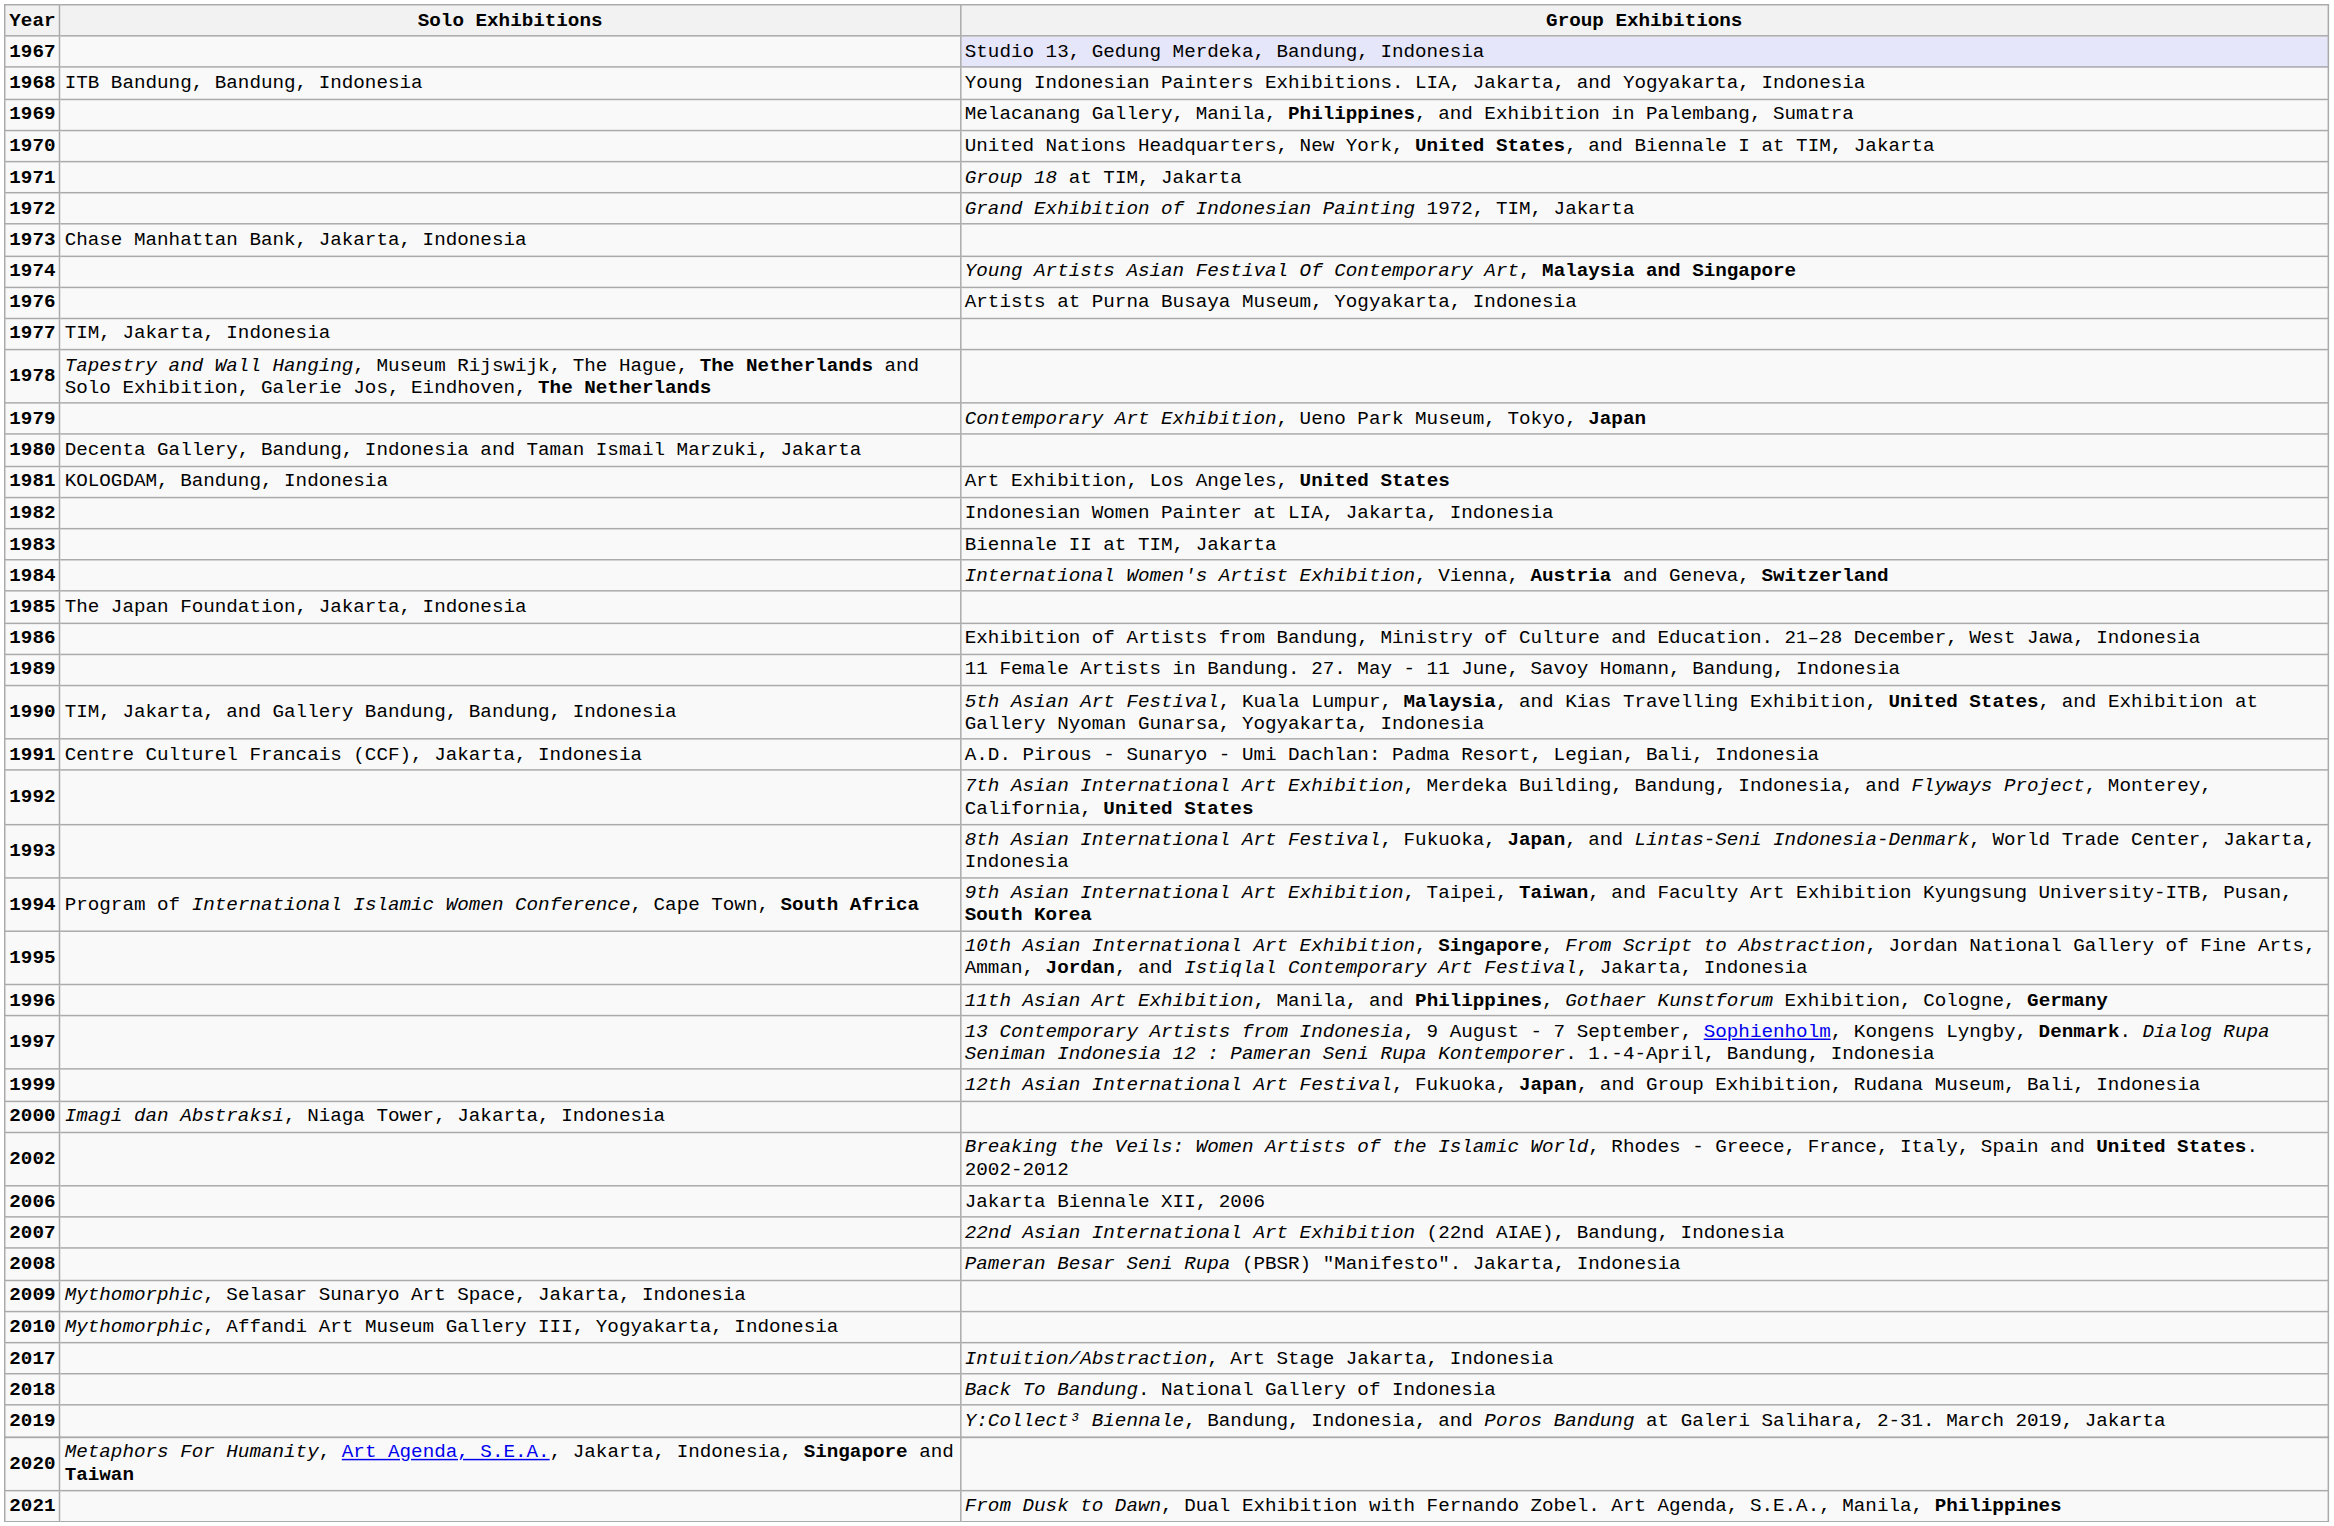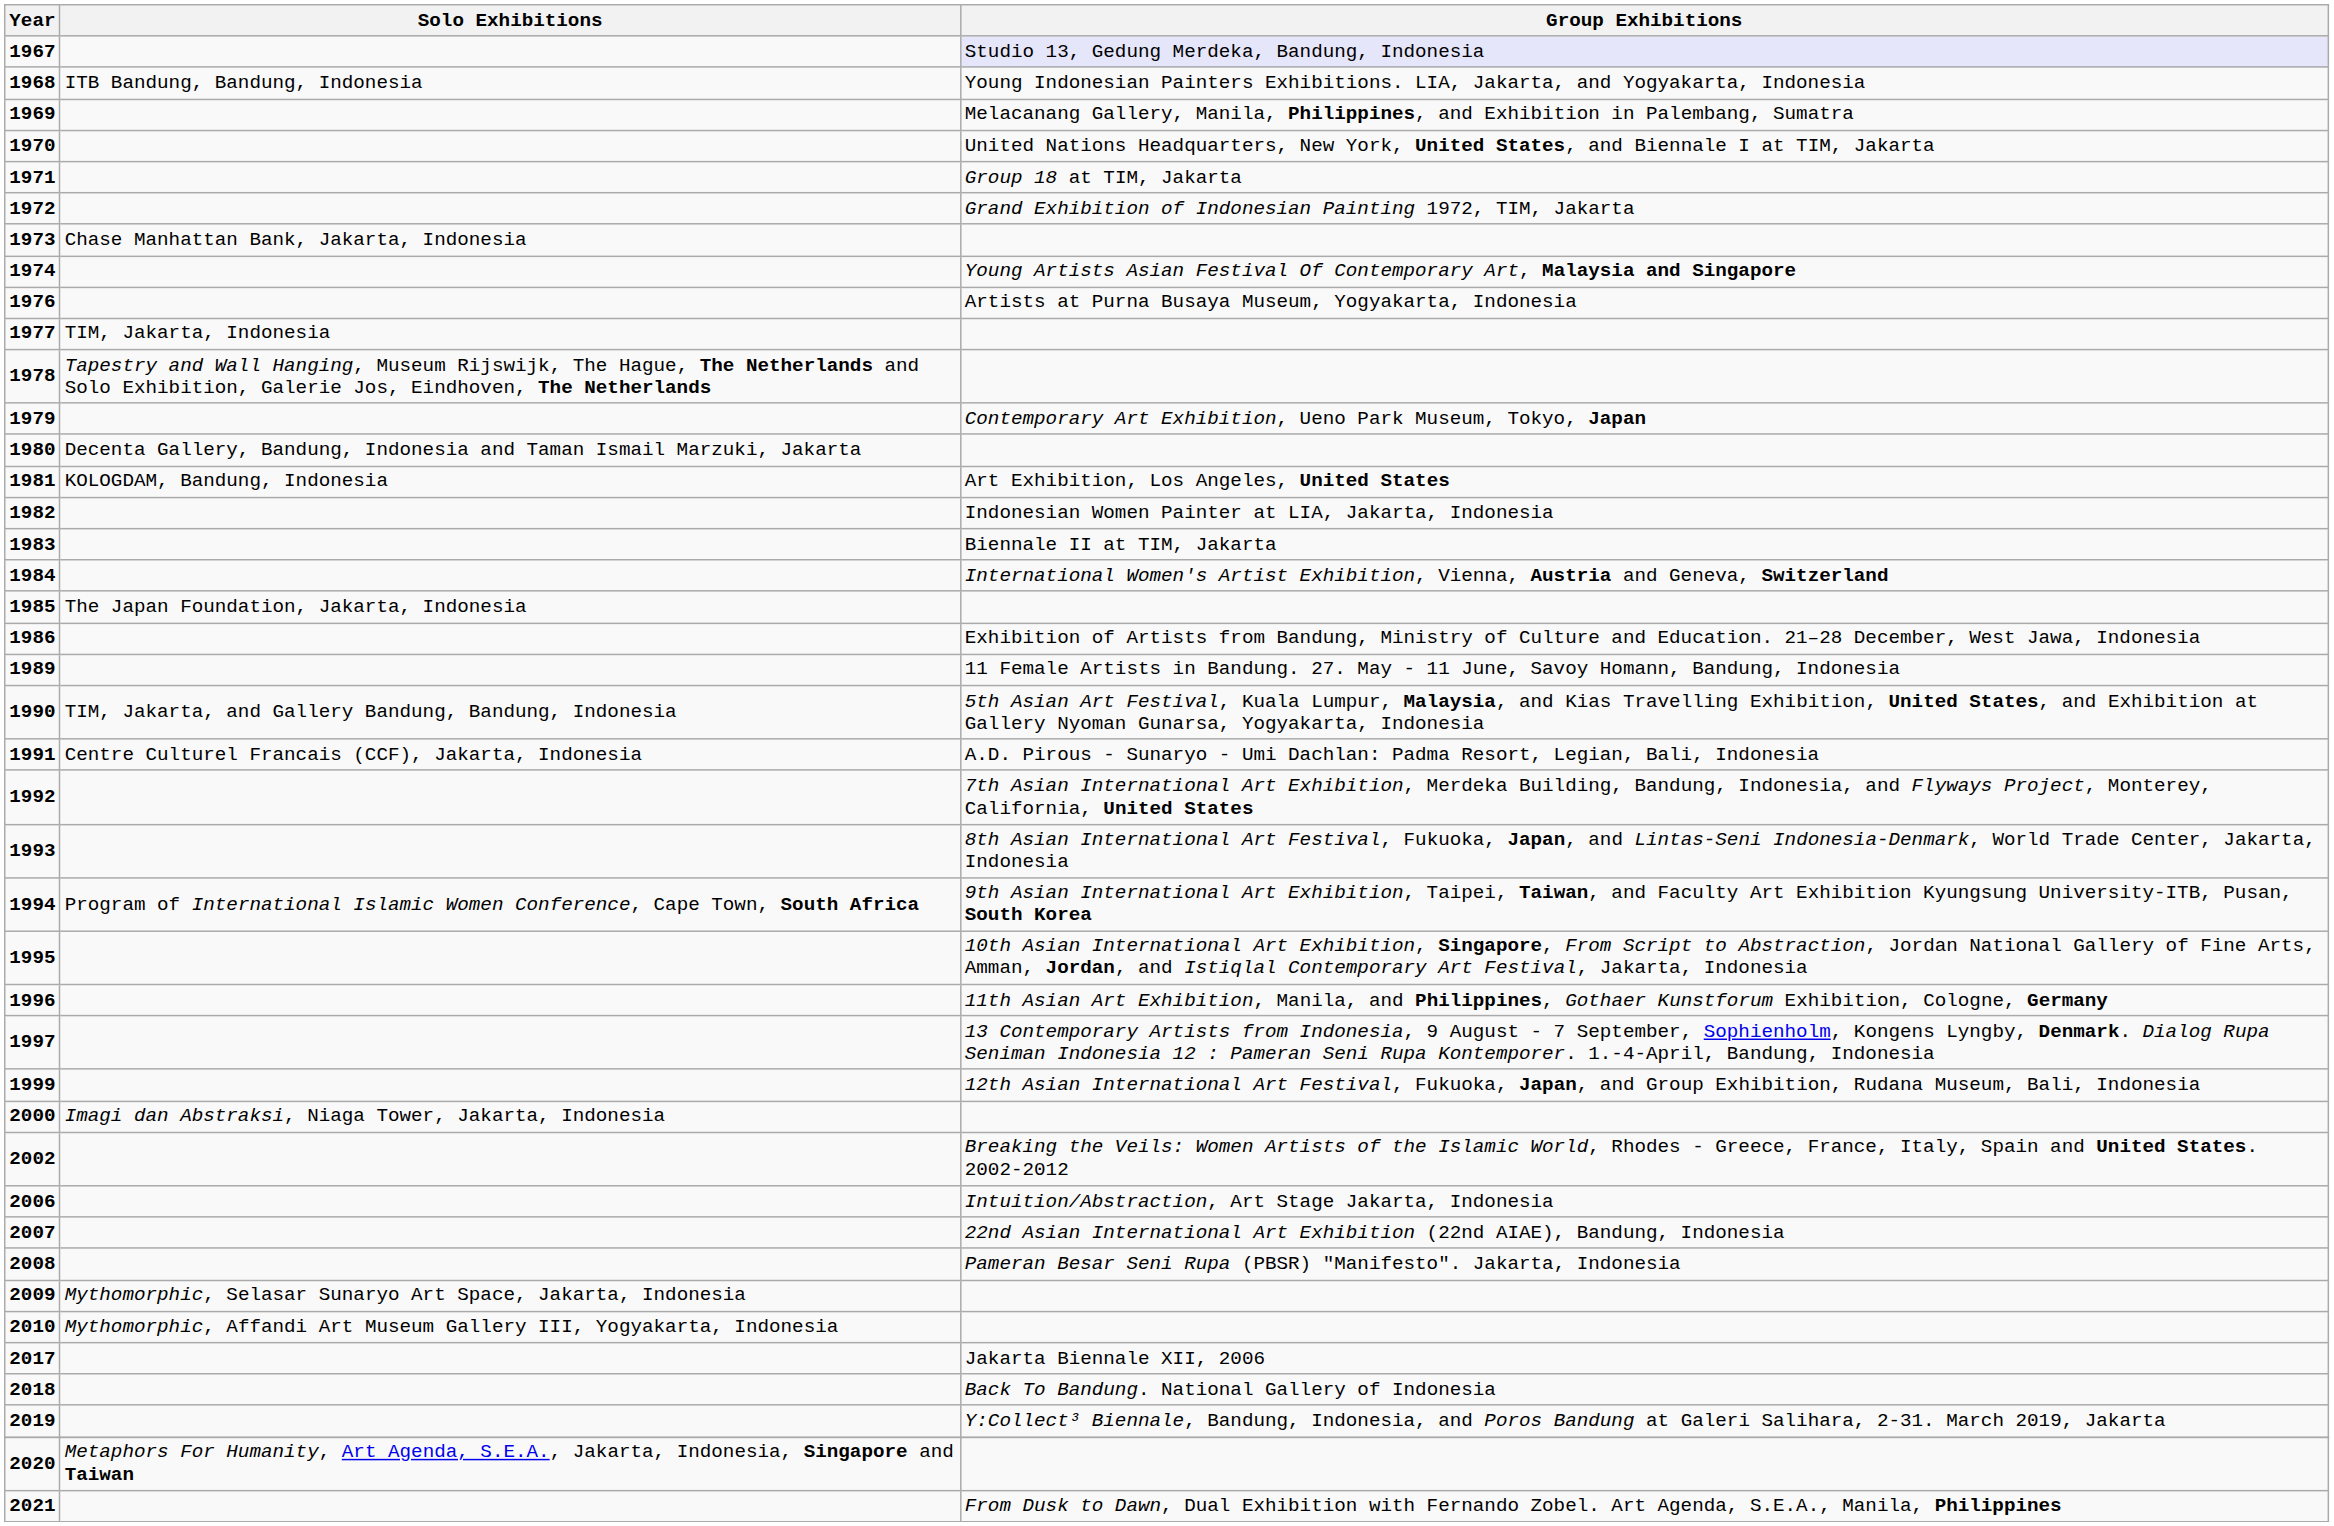(1115, 1201) Jakarta Biennale XII, 2006 -> (1259, 1201) Intuition/Abstraction, Art Stage Jakarta, Indonesia
(1259, 1358) Intuition/Abstraction, Art Stage Jakarta, Indonesia -> (1115, 1358) Jakarta Biennale XII, 2006
